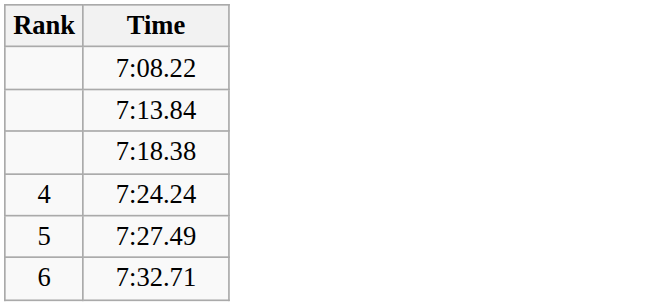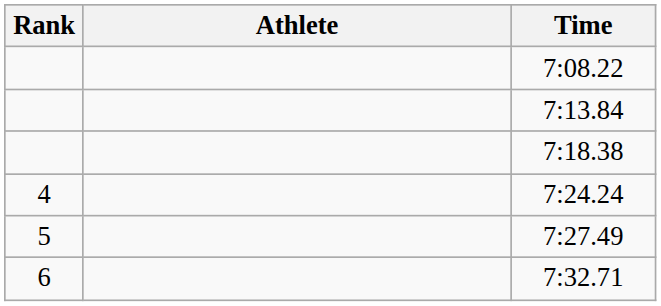+ column: (297, 25)
